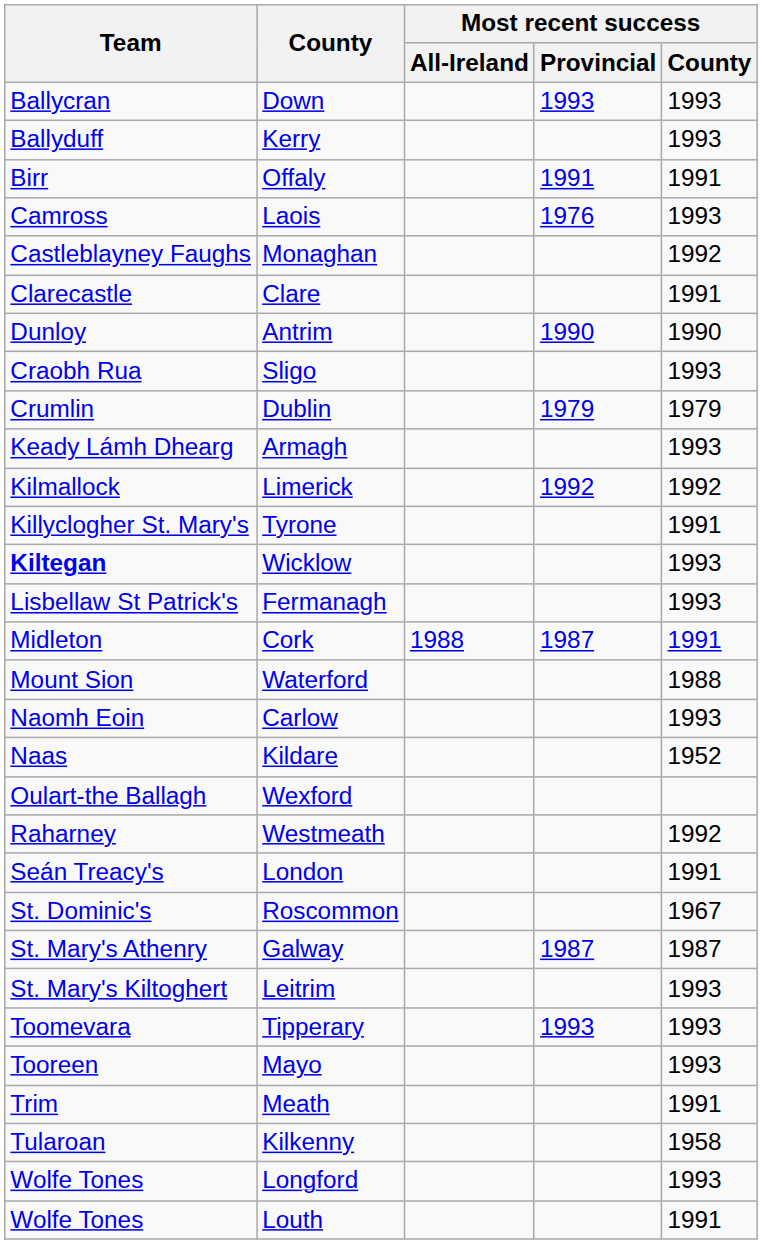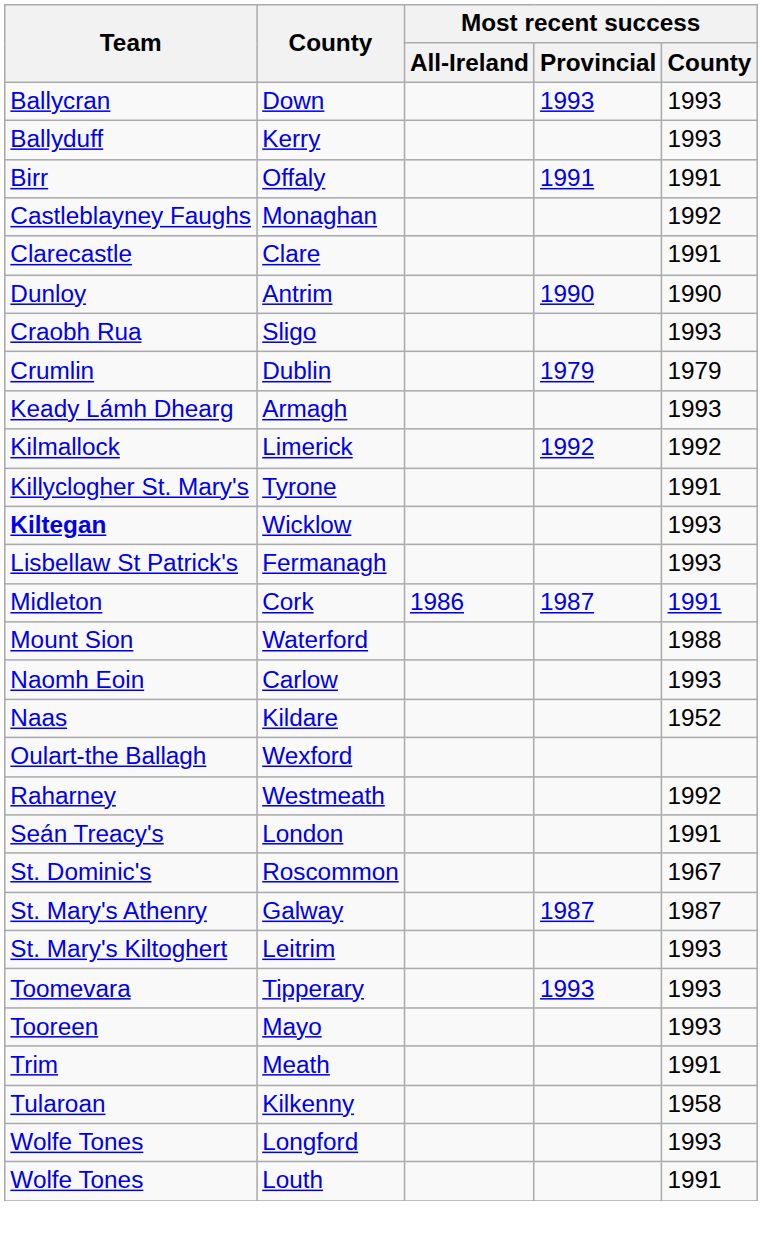- row: (291, 216)
(437, 640) 1988 -> (437, 602) 1986
